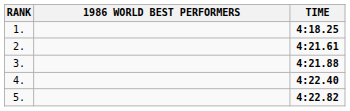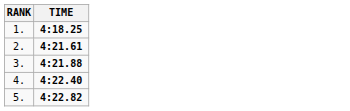- column: (162, 13)
